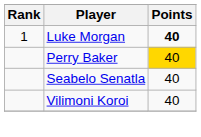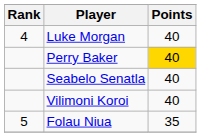(24, 36) 1 -> (24, 36) 4
(172, 36) bold -> (172, 36) normal
+ row: (79, 121)
